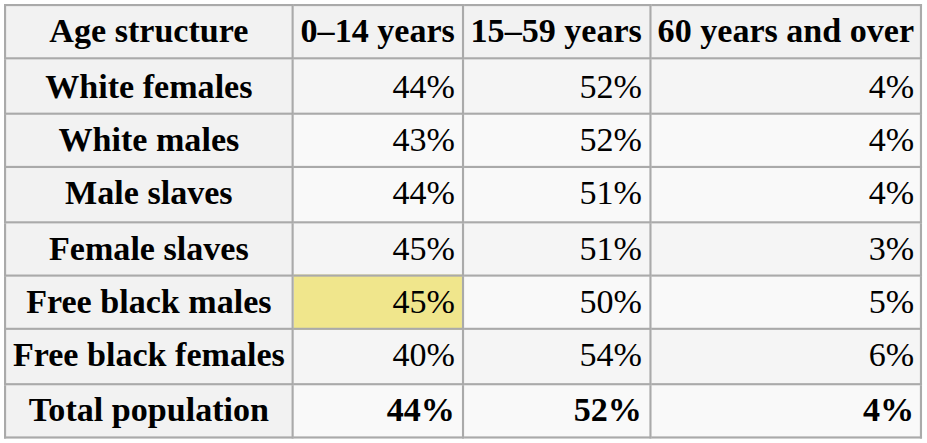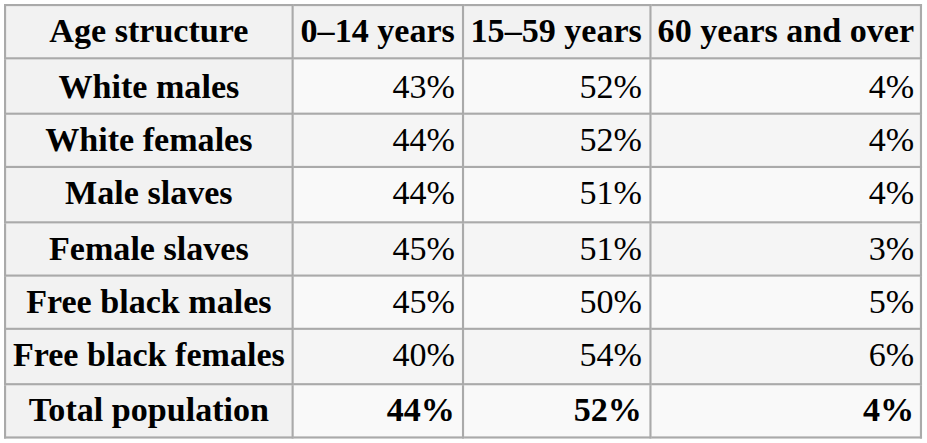rows swapped: (149, 139) <-> (149, 85)
(424, 301) khaki background -> (424, 301) no background
